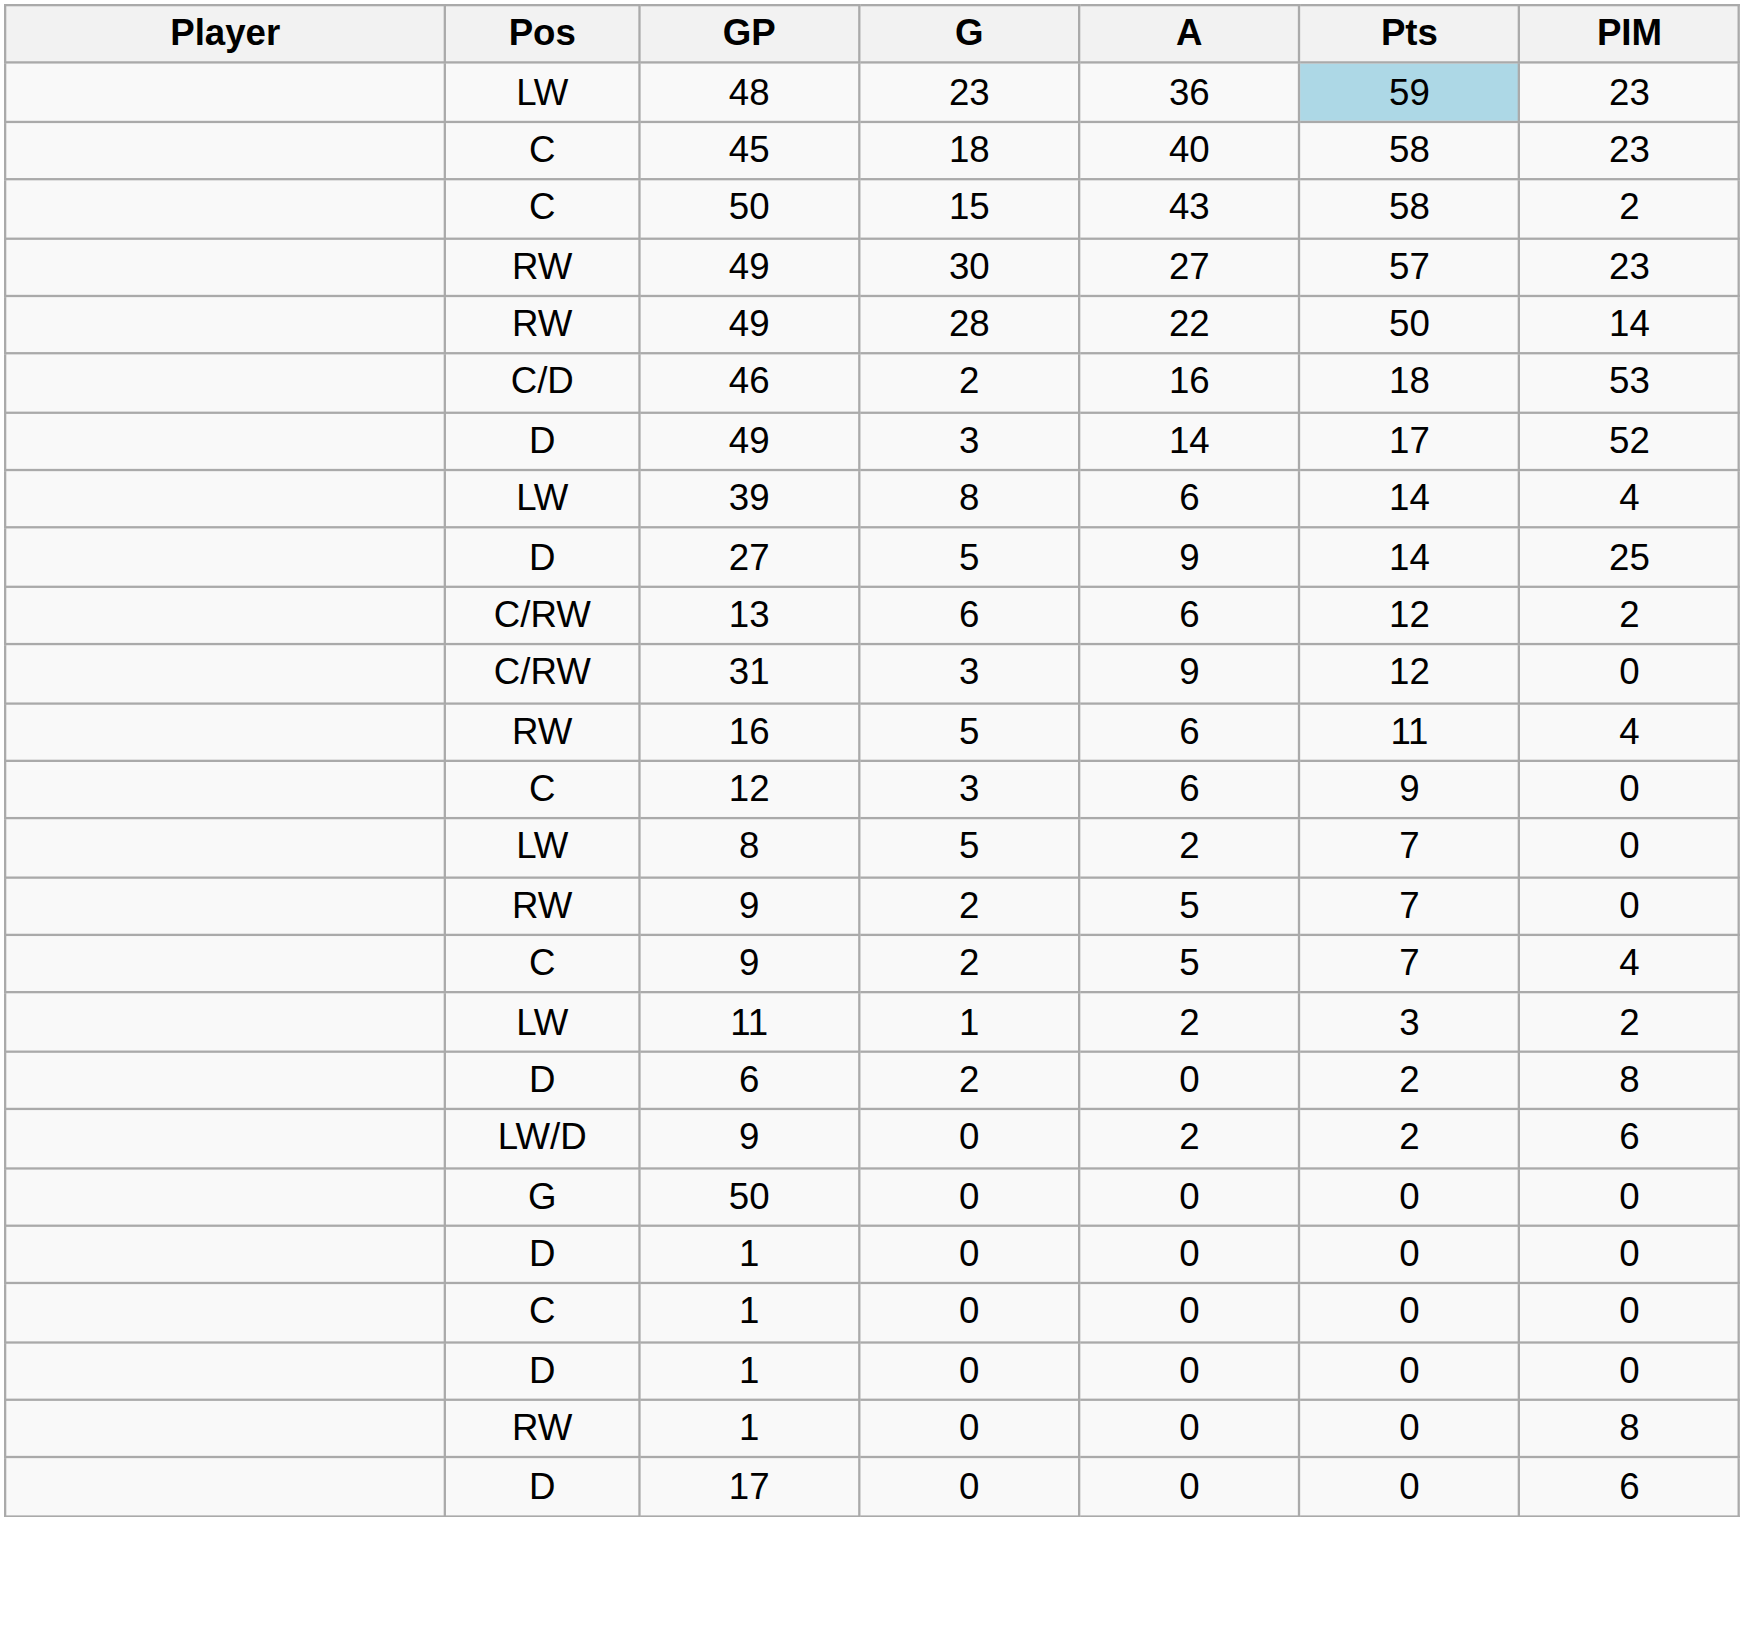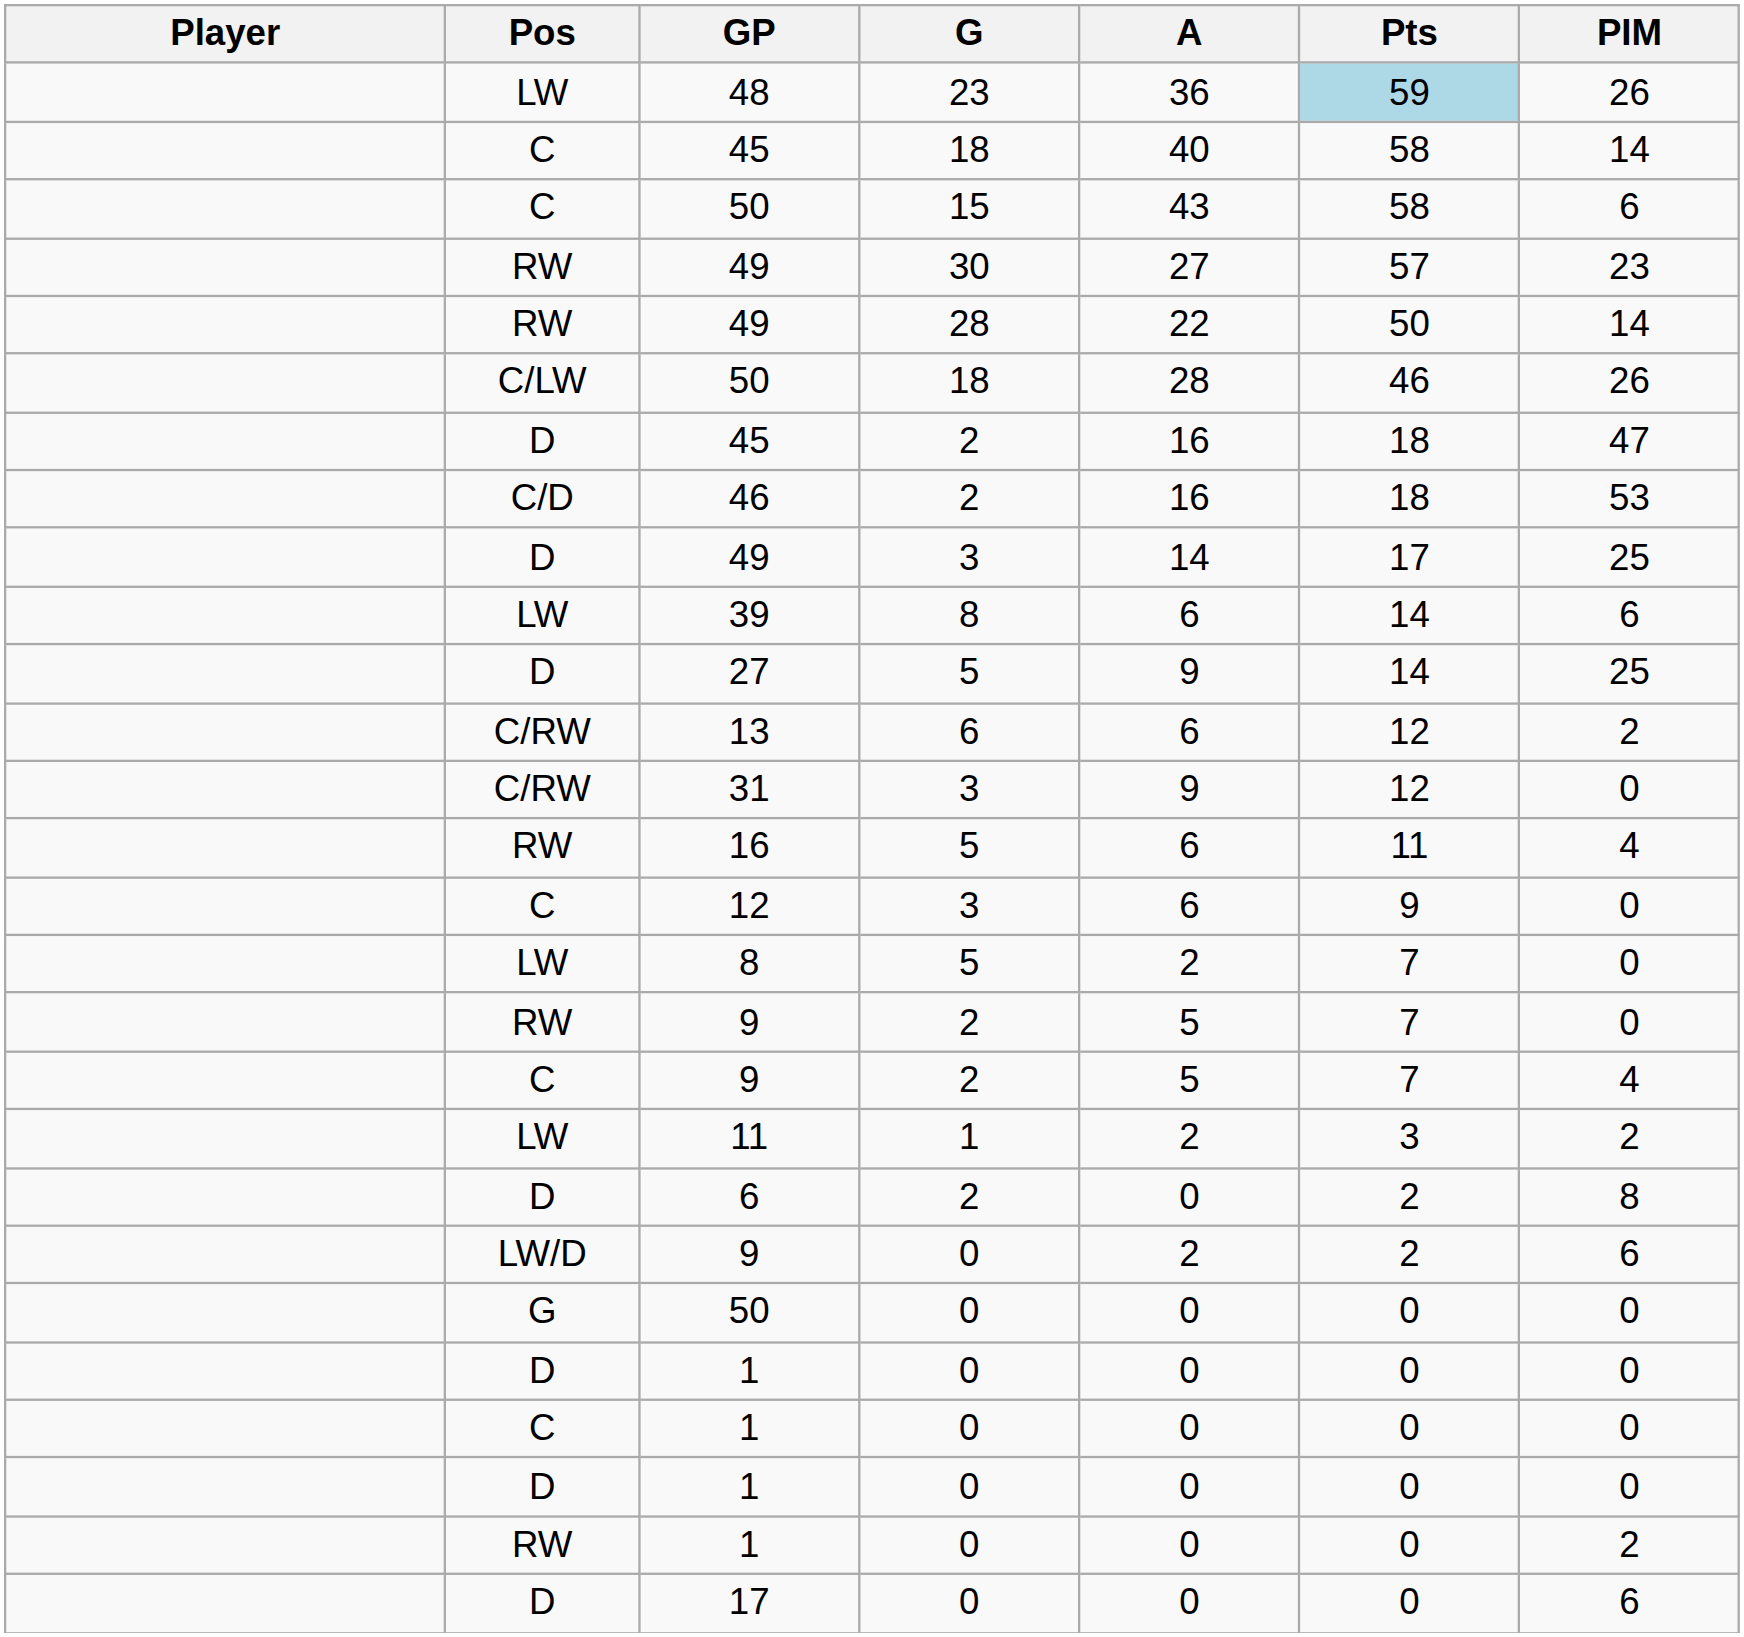(1629, 91) 23 -> (1629, 91) 26
(1629, 149) 23 -> (1629, 149) 14
(1630, 207) 2 -> (1630, 207) 6
+ row: (542, 382)
+ row: (542, 440)
(1629, 440) 52 -> (1629, 556) 25
(1630, 498) 4 -> (1630, 614) 6
(1630, 1428) 8 -> (1630, 1544) 2
